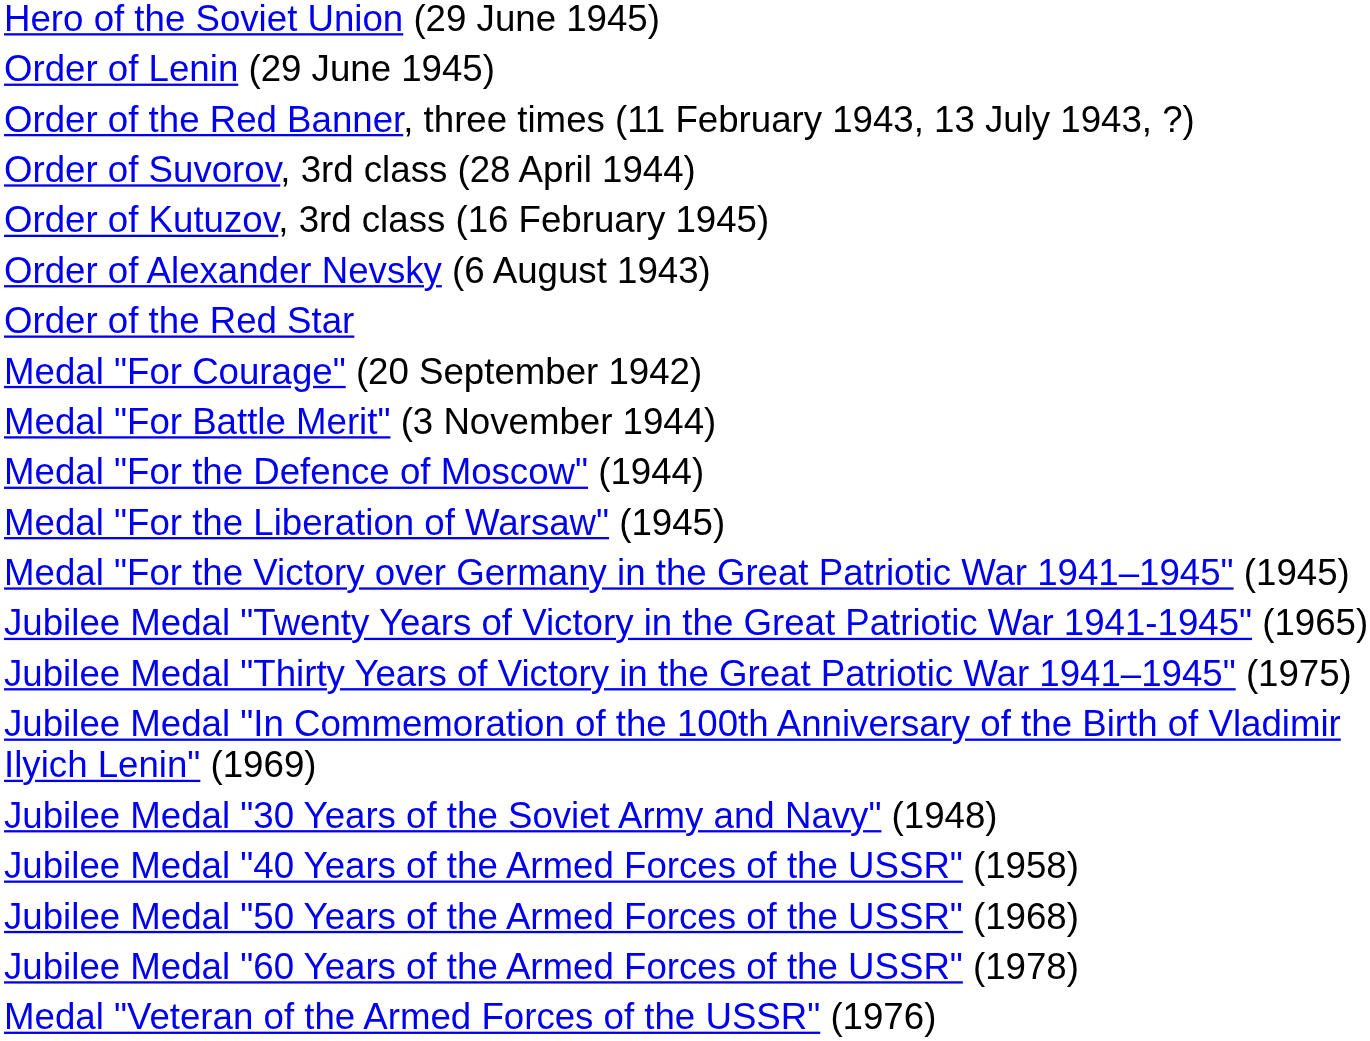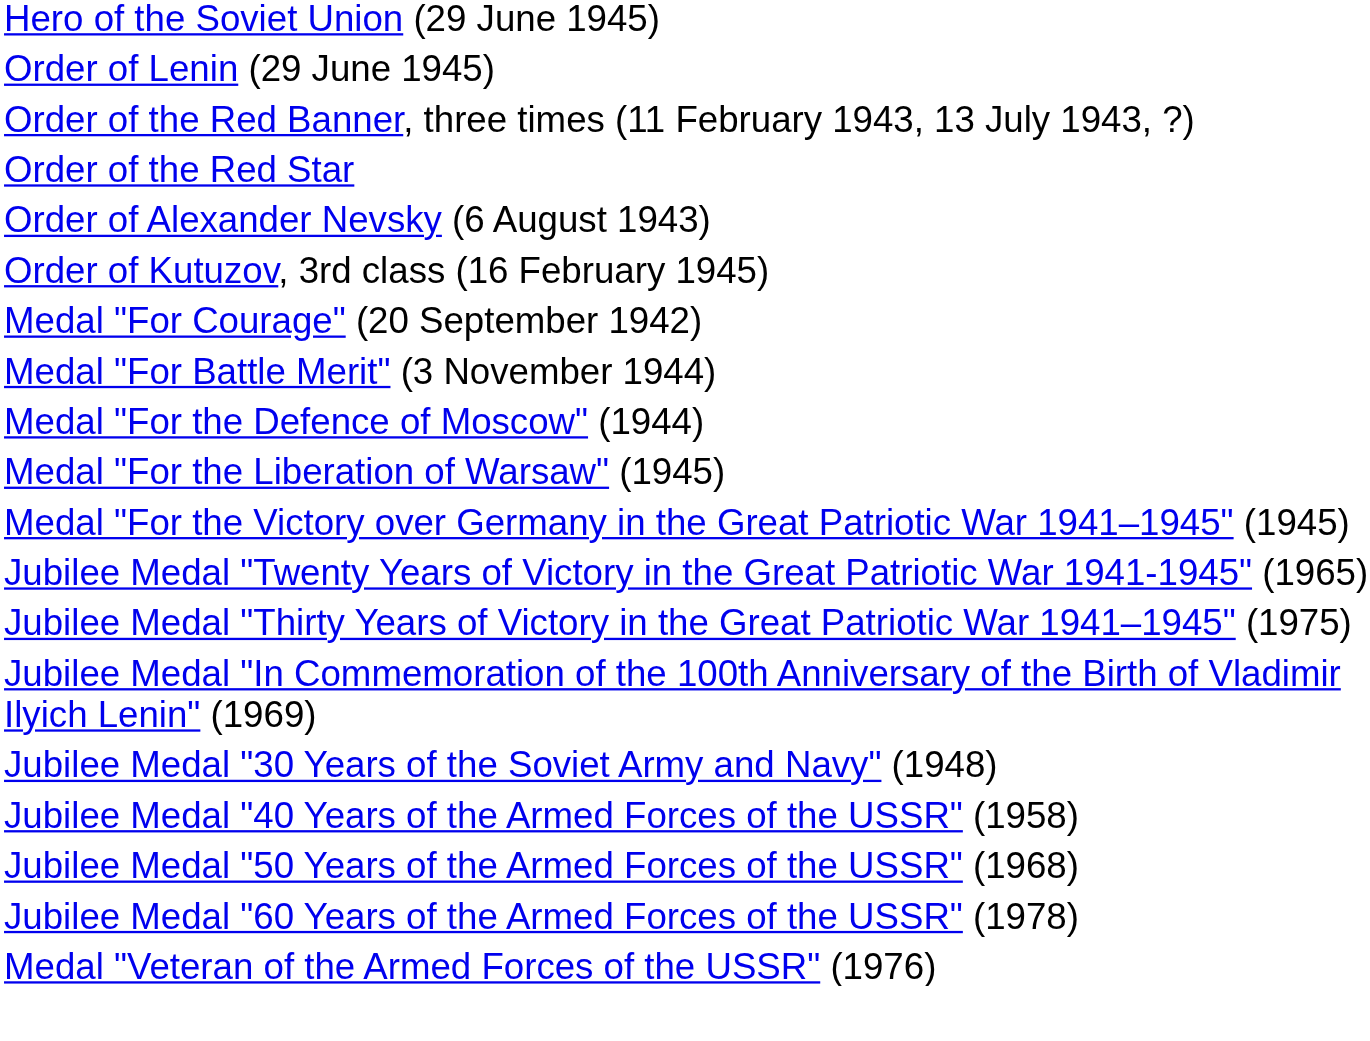- row: (350, 169)
rows swapped: (387, 220) <-> (179, 321)
